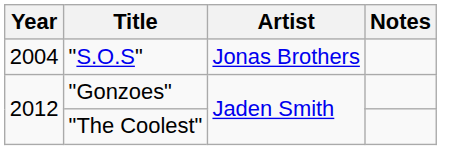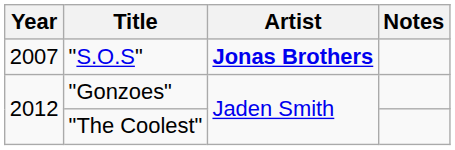(34, 56) 2004 -> (34, 56) 2007
(286, 56) normal -> (293, 56) bold
